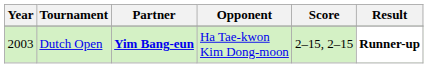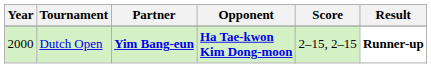(20, 44) 2003 -> (20, 44) 2000
(244, 44) normal -> (246, 44) bold
